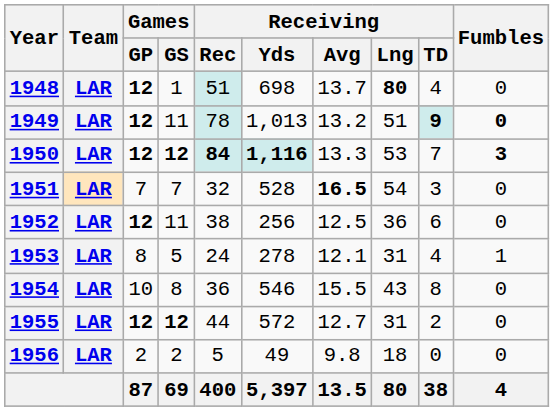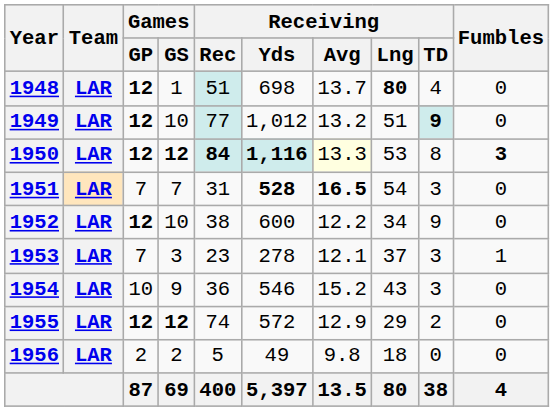(177, 122) 11 -> (177, 122) 10
(218, 122) 78 -> (218, 122) 77
(277, 122) 1,013 -> (277, 122) 1,012
(501, 122) bold -> (501, 122) normal
(342, 155) no background -> (342, 155) lightyellow background
(436, 155) 7 -> (436, 155) 8
(218, 189) 32 -> (218, 189) 31
(277, 189) normal -> (277, 189) bold
(177, 222) 11 -> (177, 222) 10
(277, 222) 256 -> (277, 222) 600
(342, 222) 12.5 -> (342, 222) 12.2
(395, 222) 36 -> (395, 222) 34
(436, 222) 6 -> (436, 222) 9
(141, 256) 8 -> (141, 256) 7
(177, 256) 5 -> (177, 256) 3
(218, 256) 24 -> (218, 256) 23
(395, 256) 31 -> (395, 256) 37
(436, 256) 4 -> (436, 256) 3
(177, 289) 8 -> (177, 289) 9
(342, 289) 15.5 -> (342, 289) 15.2
(436, 289) 8 -> (436, 289) 3
(218, 323) 44 -> (218, 323) 74
(342, 323) 12.7 -> (342, 323) 12.9
(395, 323) 31 -> (395, 323) 29
